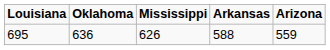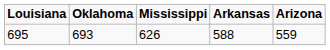(83, 34) 636 -> (83, 34) 693
